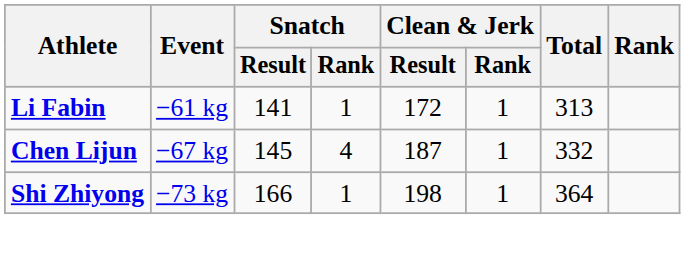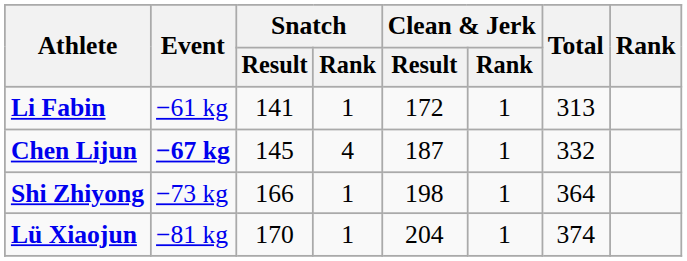(192, 150) normal -> (193, 150) bold
+ row: (74, 235)
